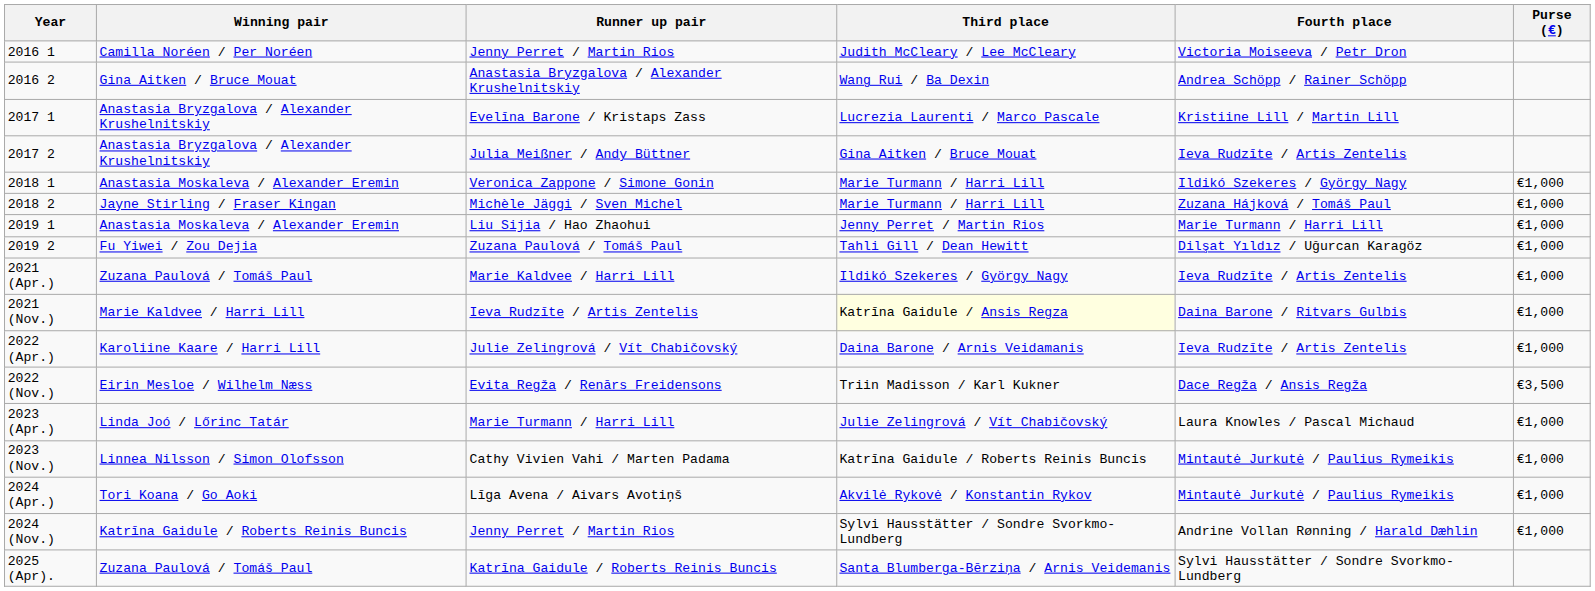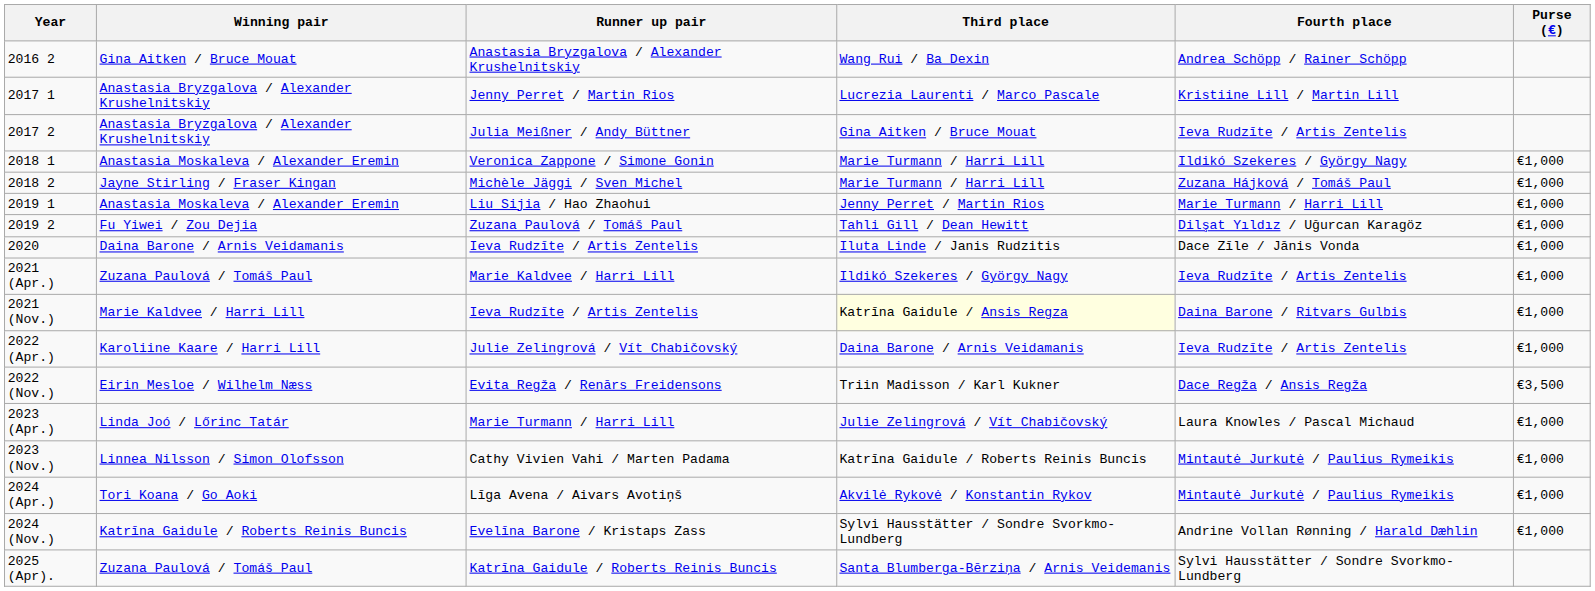- row: (31, 52)
(588, 117) Evelīna Barone / Kristaps Zass -> (572, 96) Jenny Perret / Martin Rios
+ row: (23, 247)
(572, 532) Jenny Perret / Martin Rios -> (588, 532) Evelīna Barone / Kristaps Zass
